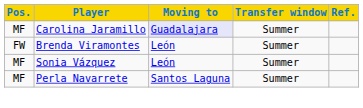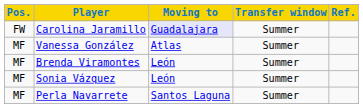(19, 29) MF -> (19, 29) FW
+ row: (85, 46)
(19, 46) FW -> (19, 62) MF
